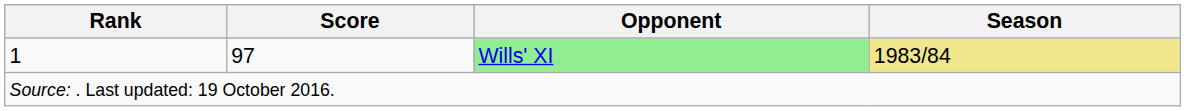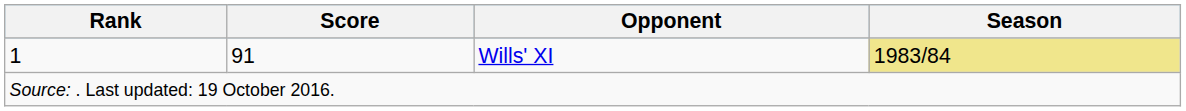(243, 55) 97 -> (243, 55) 91
(516, 55) lightgreen background -> (516, 55) no background
